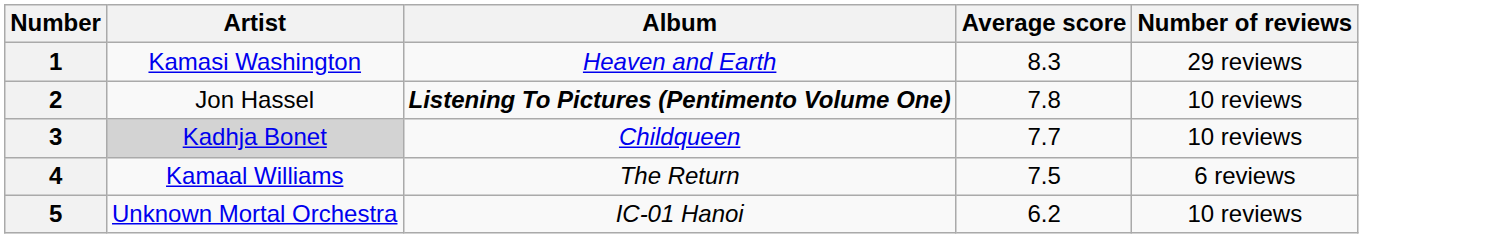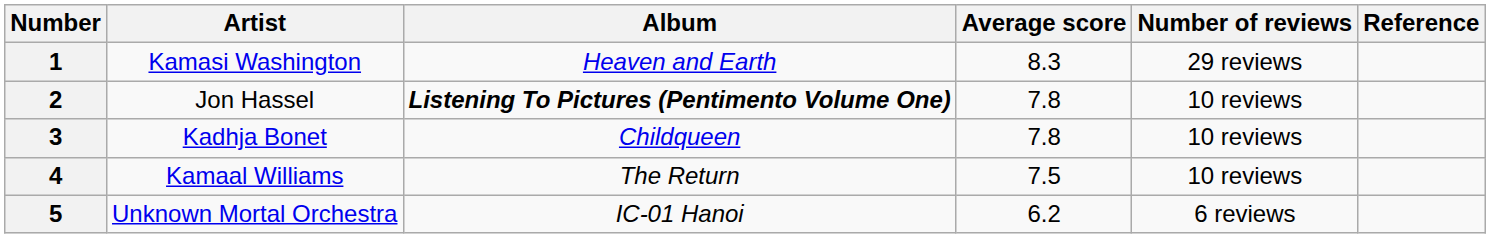+ column: (1421, 23)
(255, 137) lightgrey background -> (255, 137) no background
(1044, 137) 7.7 -> (1044, 137) 7.8
(1245, 175) 6 reviews -> (1245, 175) 10 reviews
(1245, 213) 10 reviews -> (1245, 213) 6 reviews
